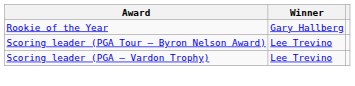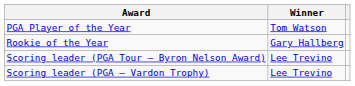+ row: (69, 27)
